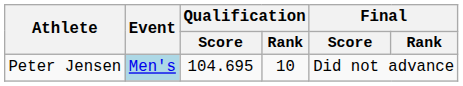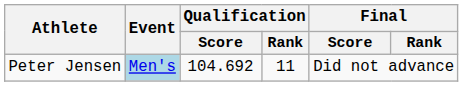(221, 67) 104.695 -> (221, 67) 104.692
(285, 67) 10 -> (285, 67) 11
